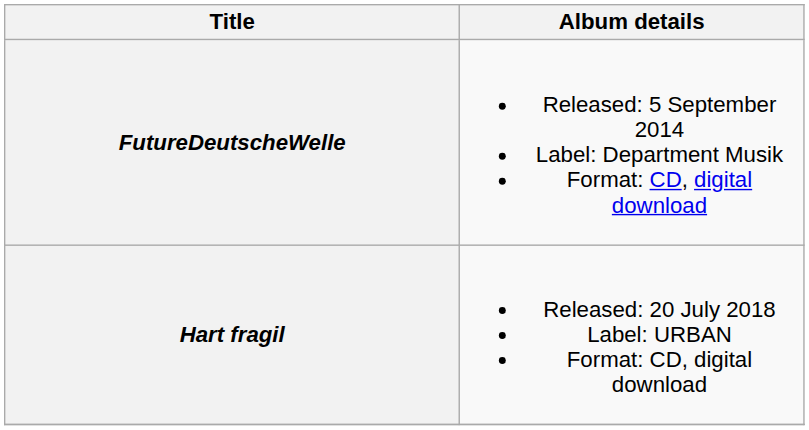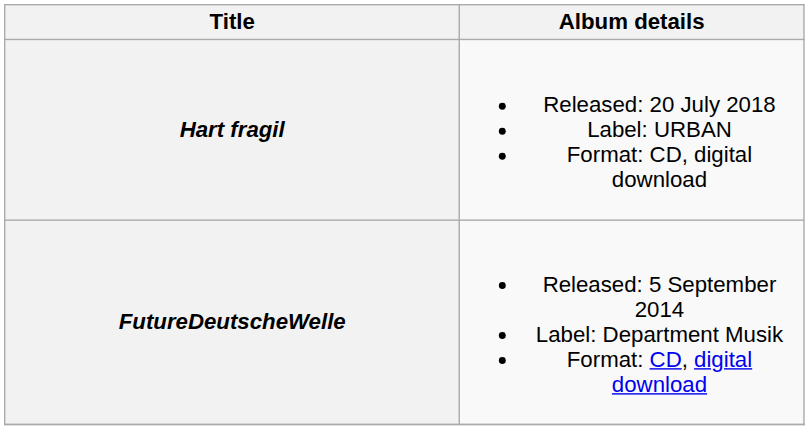rows swapped: (232, 142) <-> (232, 334)
